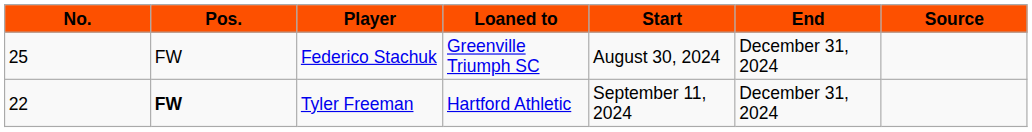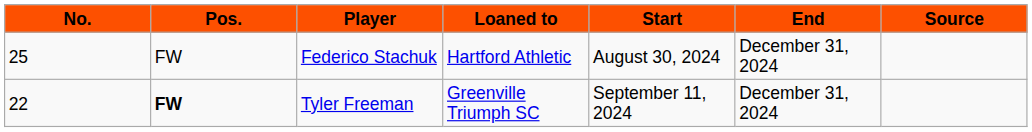(493, 56) Greenville Triumph SC -> (509, 56) Hartford Athletic
(509, 103) Hartford Athletic -> (493, 103) Greenville Triumph SC
